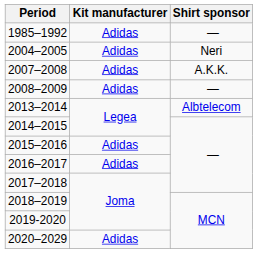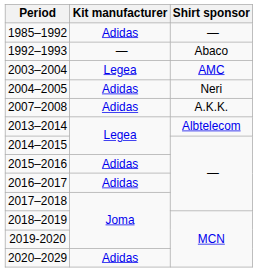+ row: (38, 51)
+ row: (38, 70)
- row: (38, 88)
